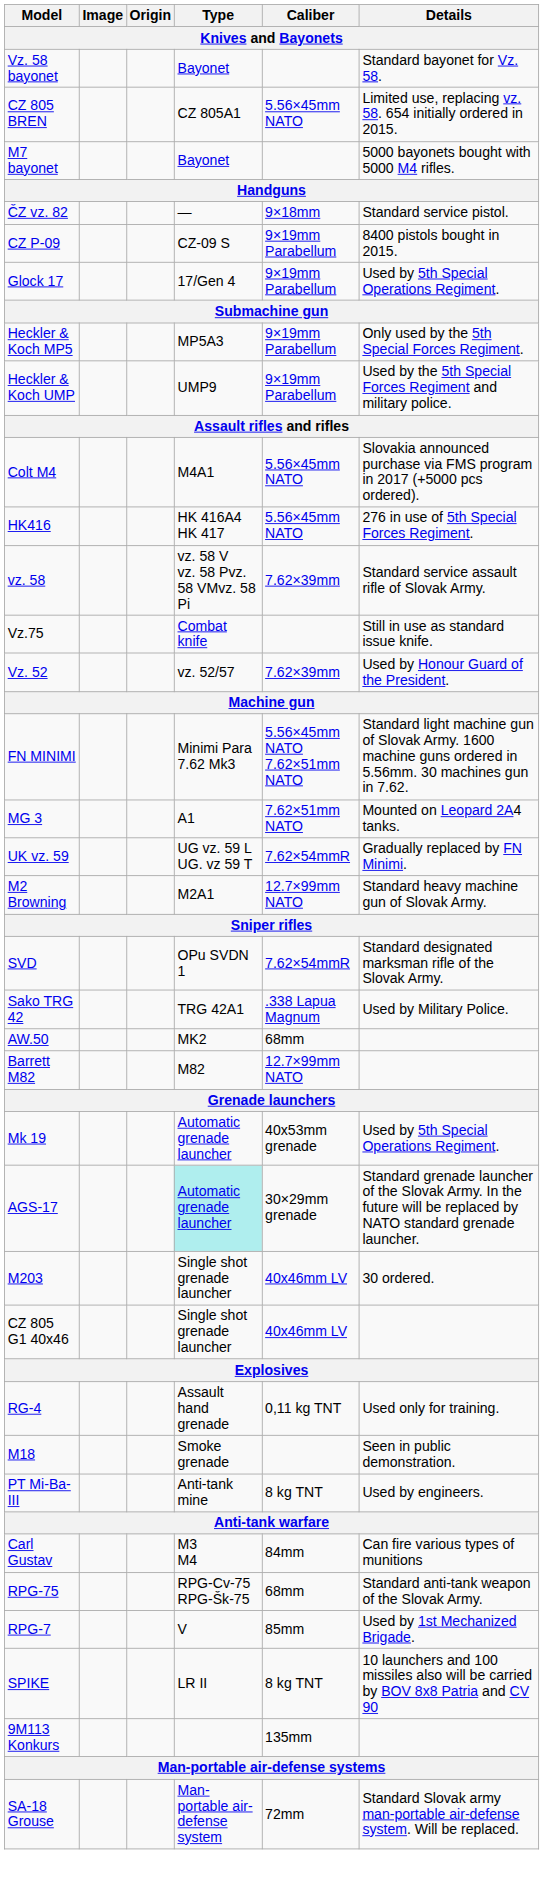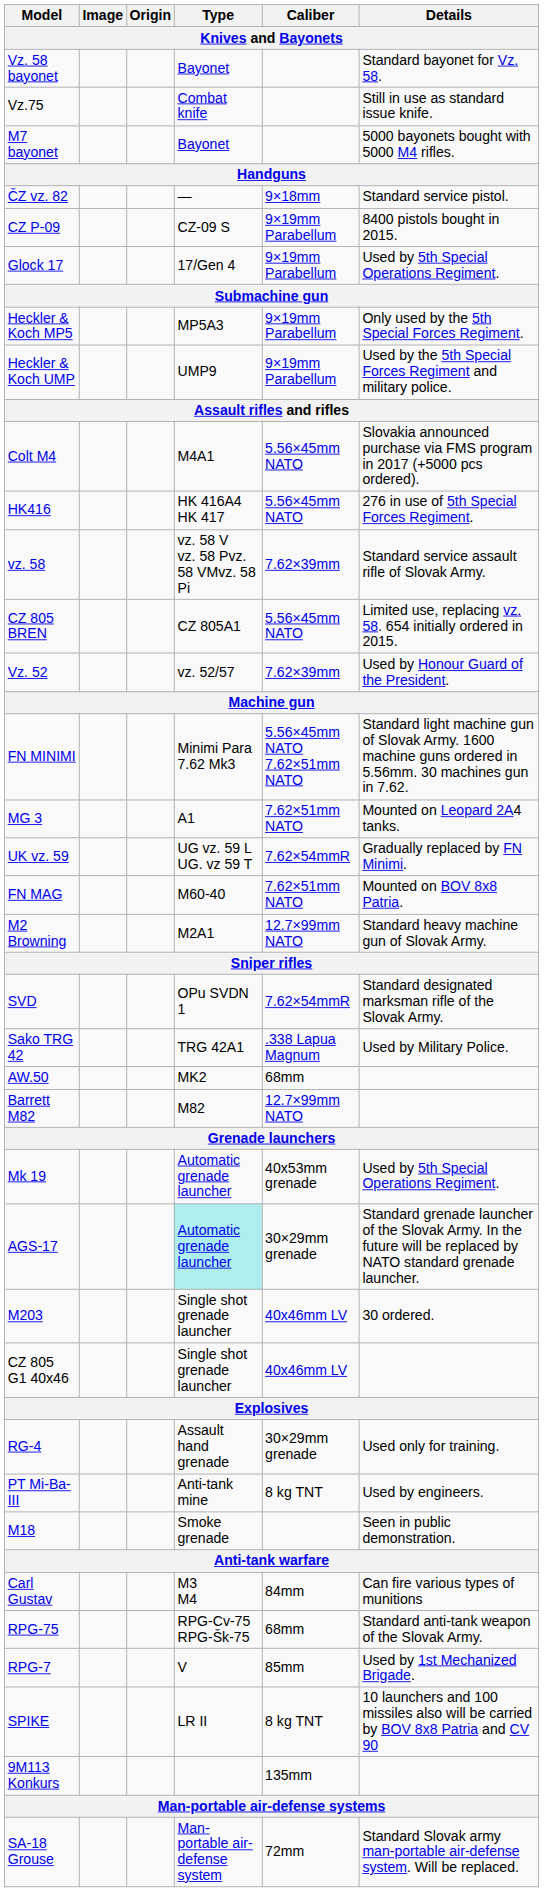rows swapped: (26, 634) <-> (31, 114)
+ row: (35, 895)
(303, 1408) 0,11 kg TNT -> (297, 1446) 30×29mm grenade
rows swapped: (21, 1454) <-> (39, 1492)
